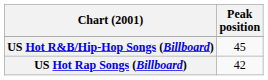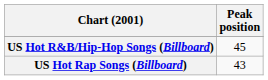(240, 65) 42 -> (240, 65) 43
